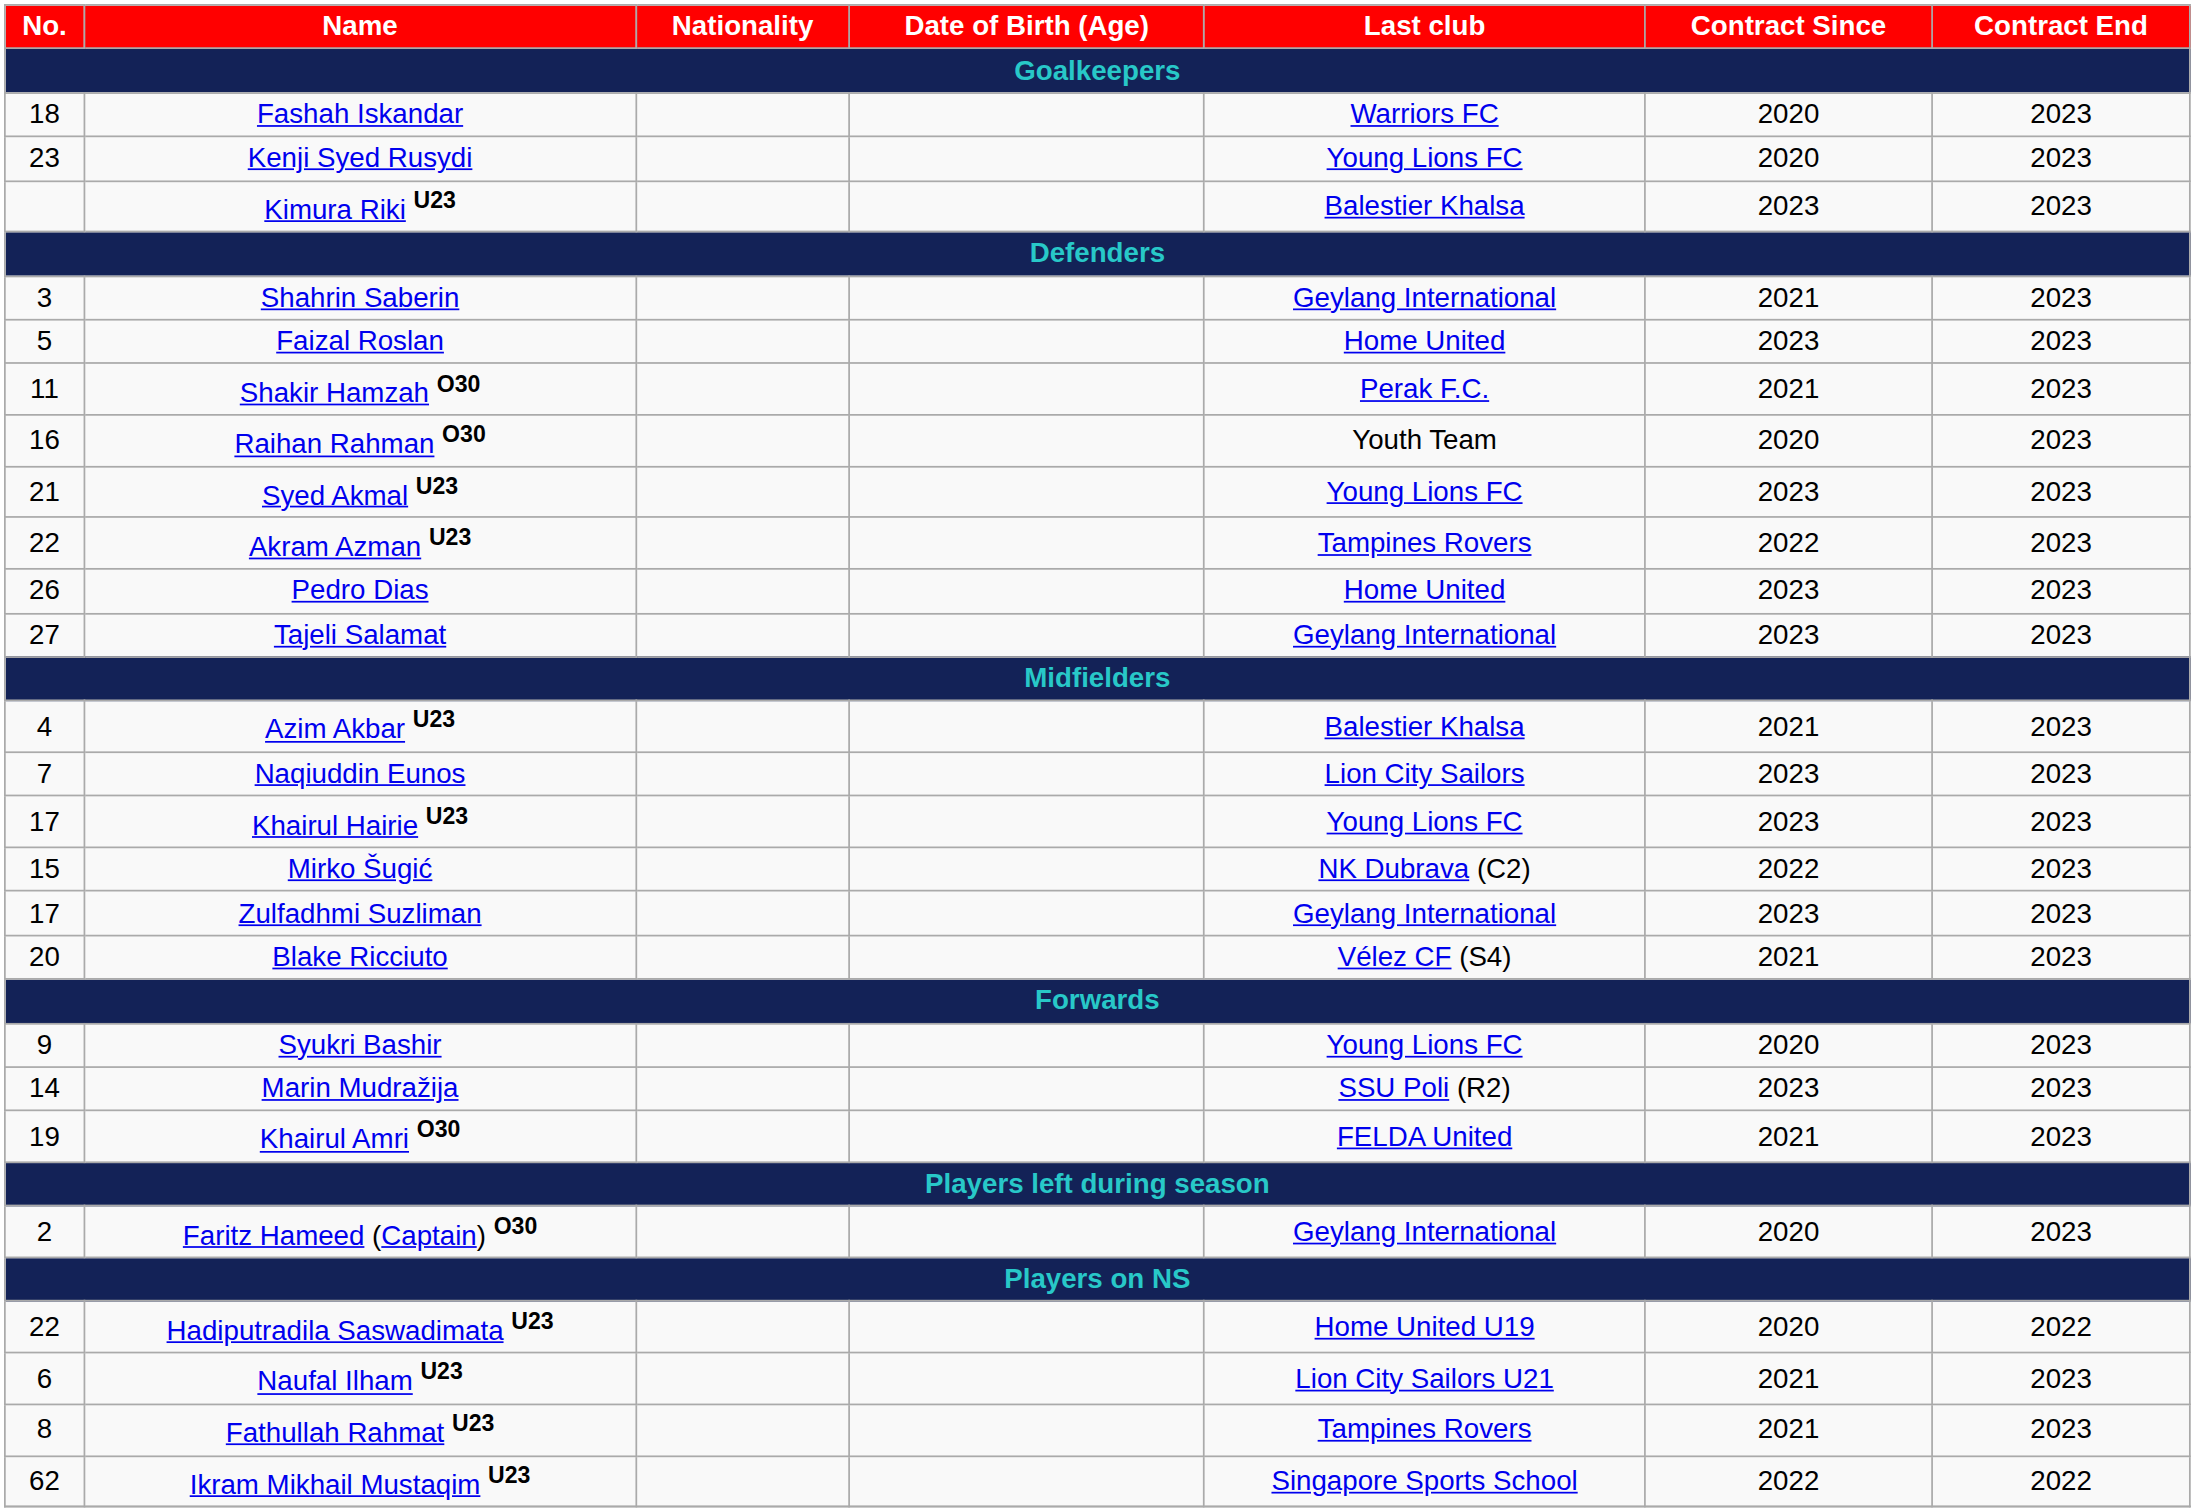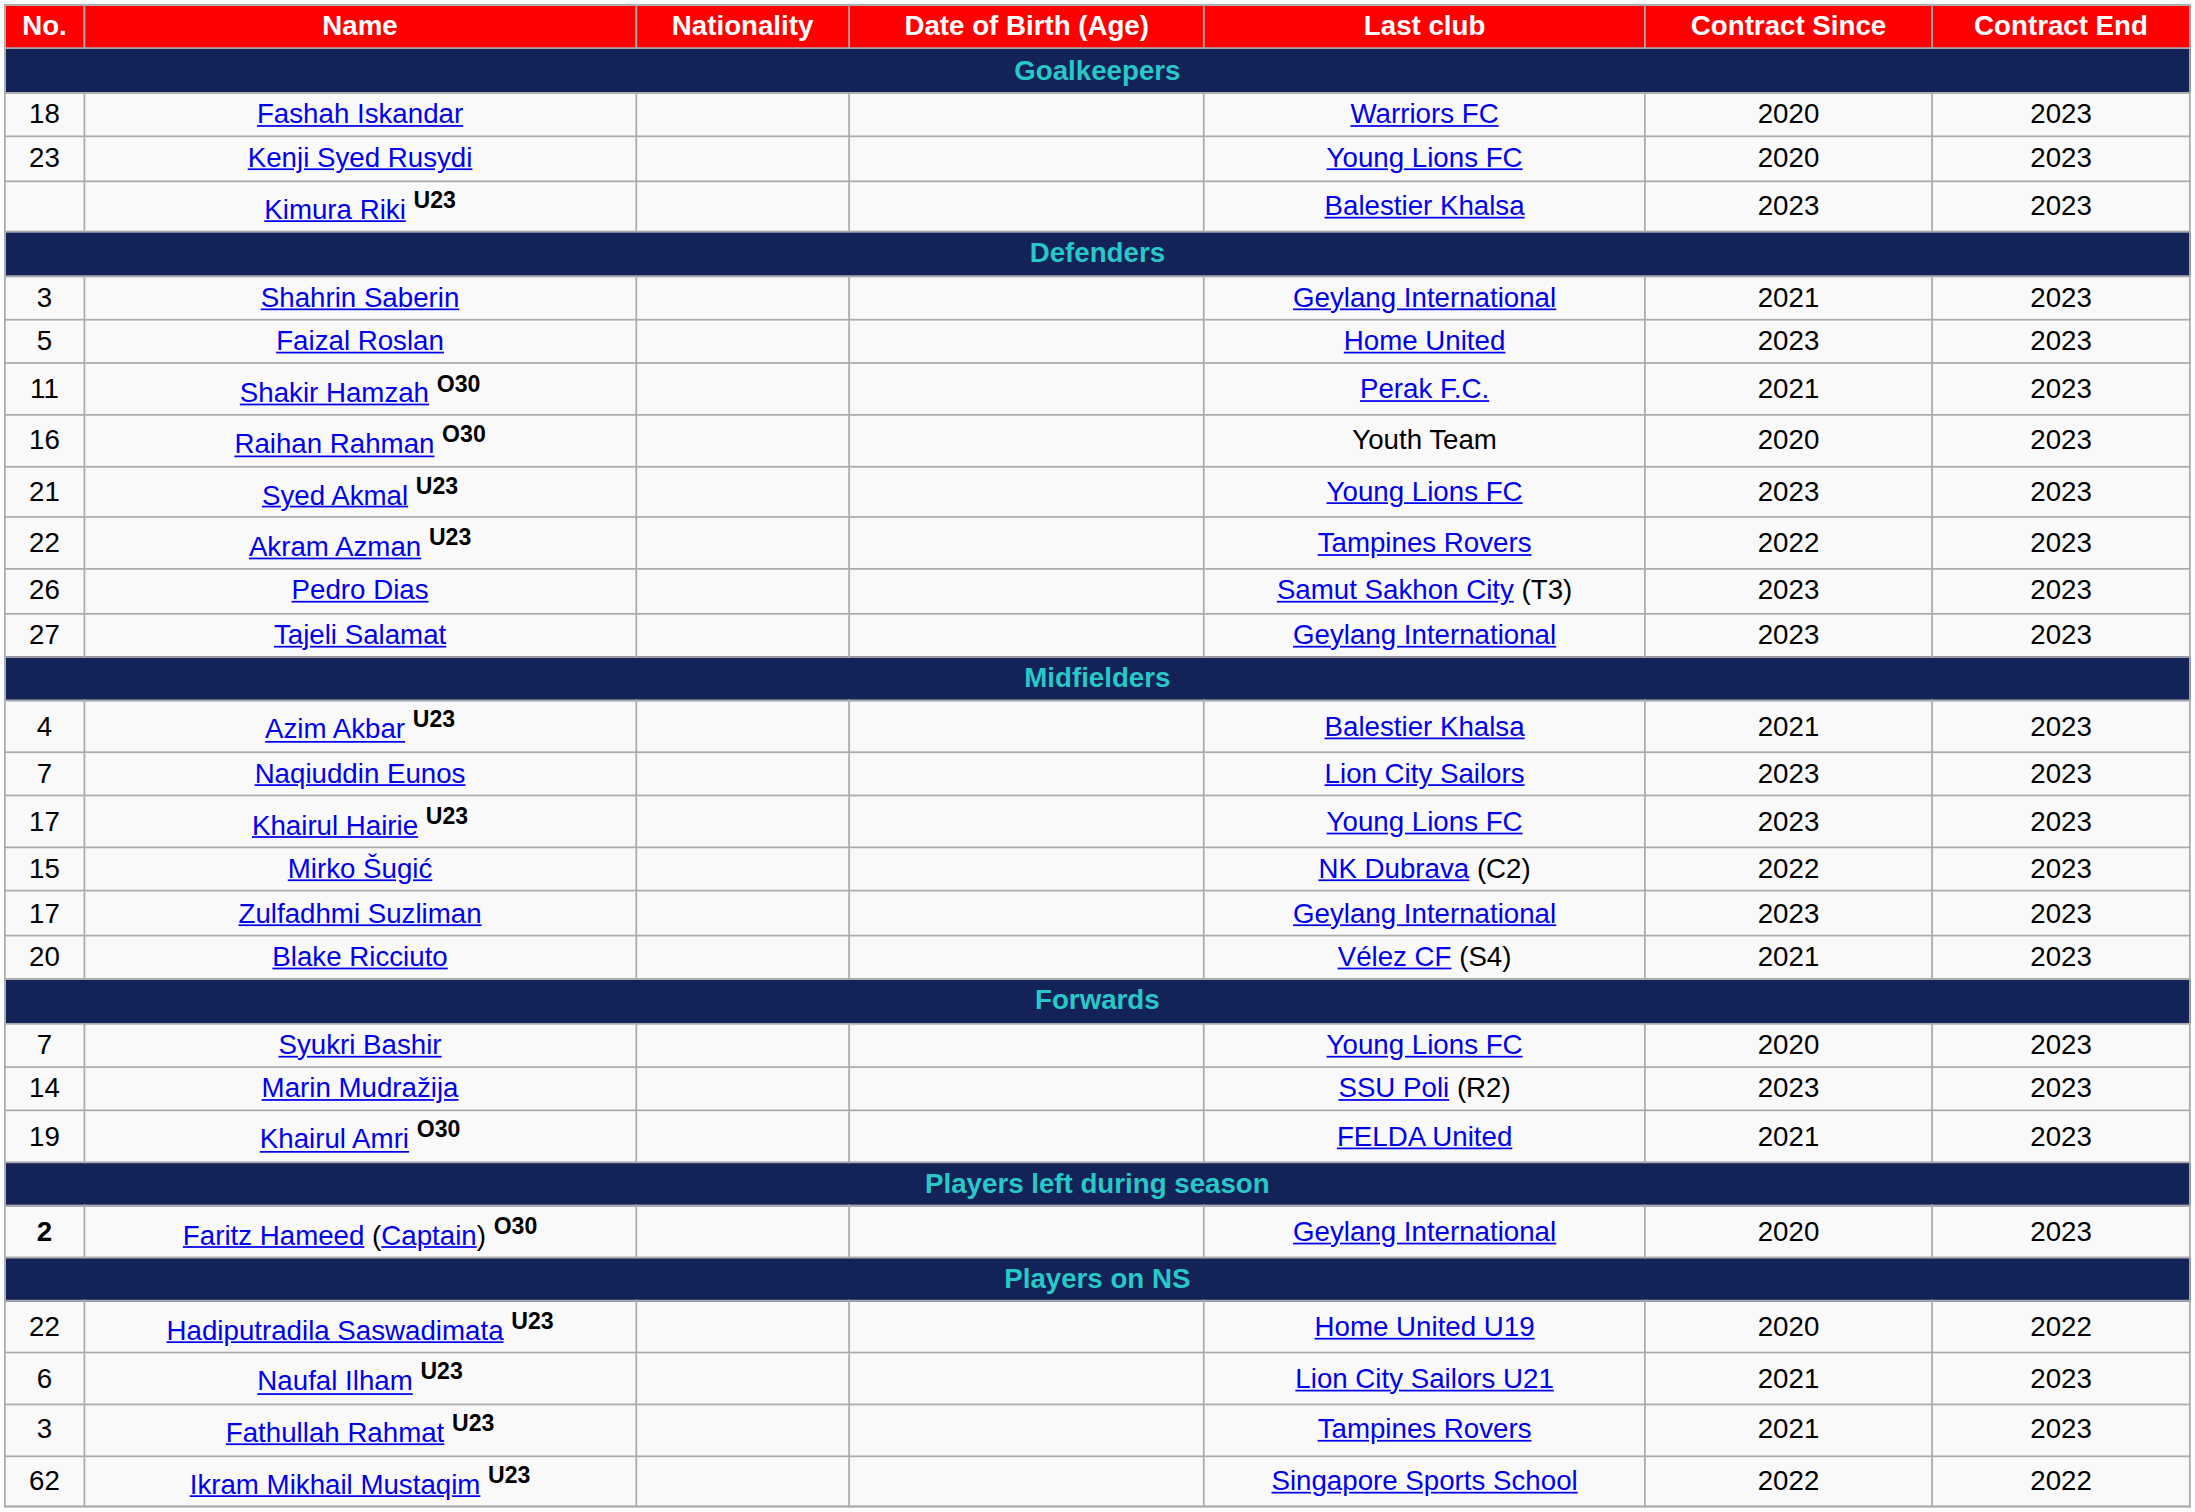(1425, 590) Home United -> (1425, 590) Samut Sakhon City (T3)
(44, 1044) 9 -> (44, 1044) 7
(44, 1231) normal -> (44, 1231) bold
(44, 1429) 8 -> (44, 1429) 3
